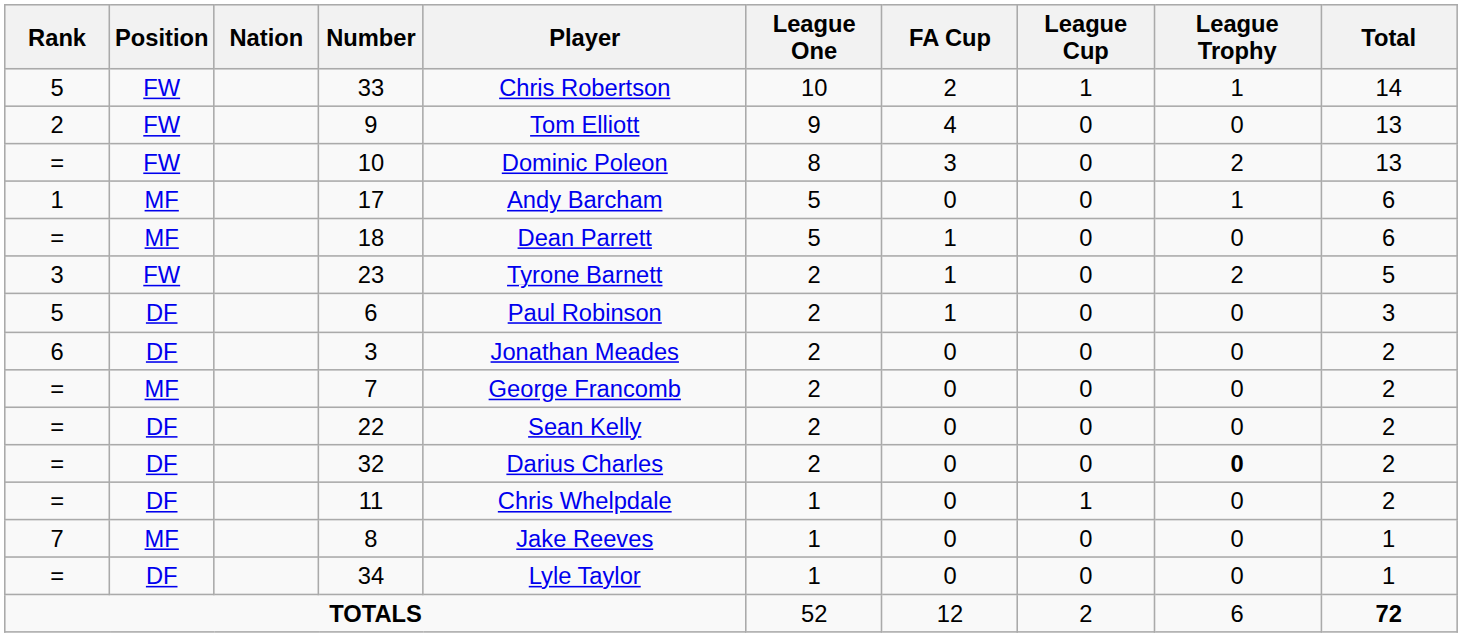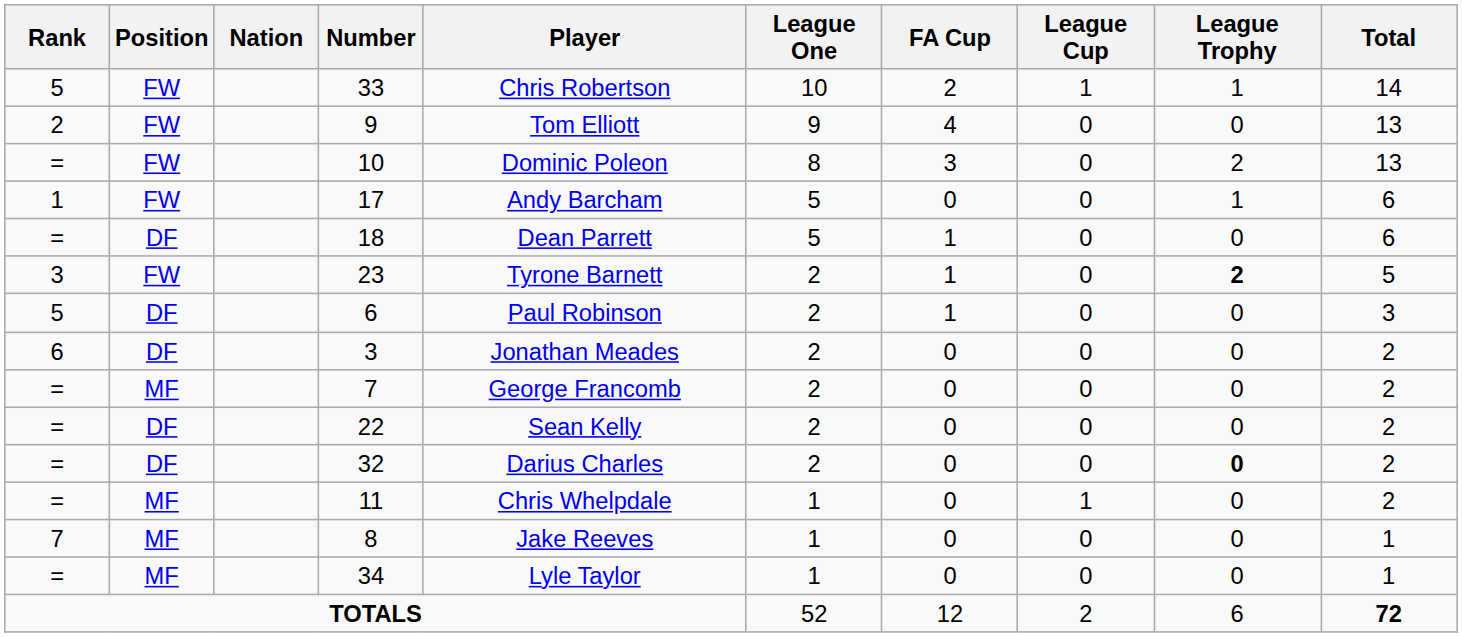(162, 200) MF -> (162, 200) FW
(162, 238) MF -> (162, 238) DF
(1237, 275) normal -> (1237, 275) bold
(162, 501) DF -> (162, 501) MF
(162, 576) DF -> (162, 576) MF
